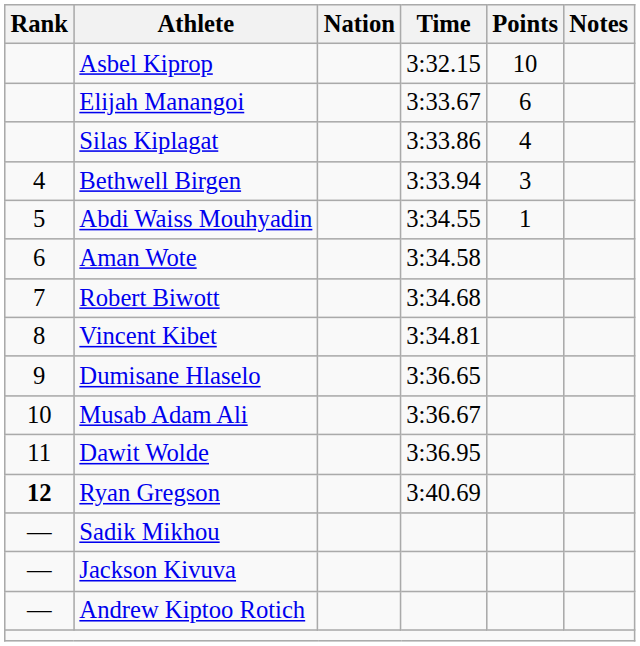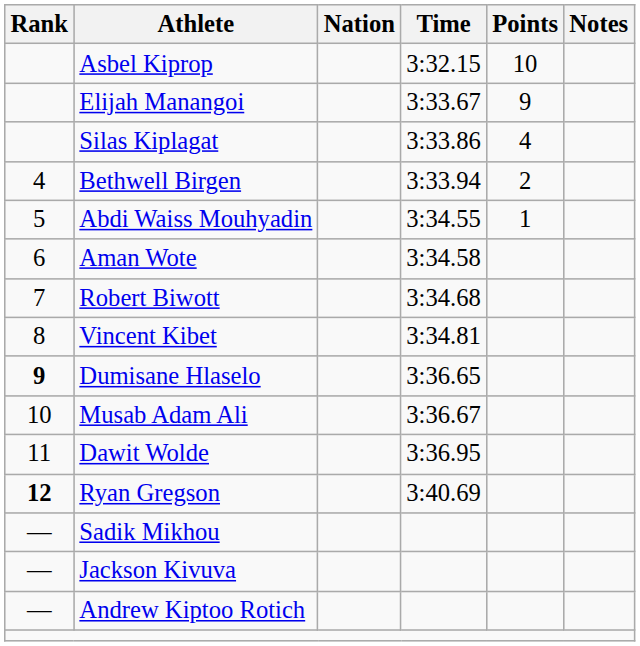(525, 102) 6 -> (525, 102) 9
(525, 180) 3 -> (525, 180) 2
(39, 375) normal -> (39, 375) bold
